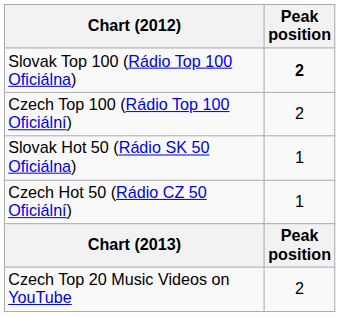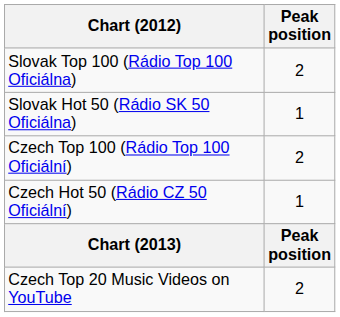(300, 70) bold -> (300, 70) normal
rows swapped: (109, 157) <-> (119, 114)
